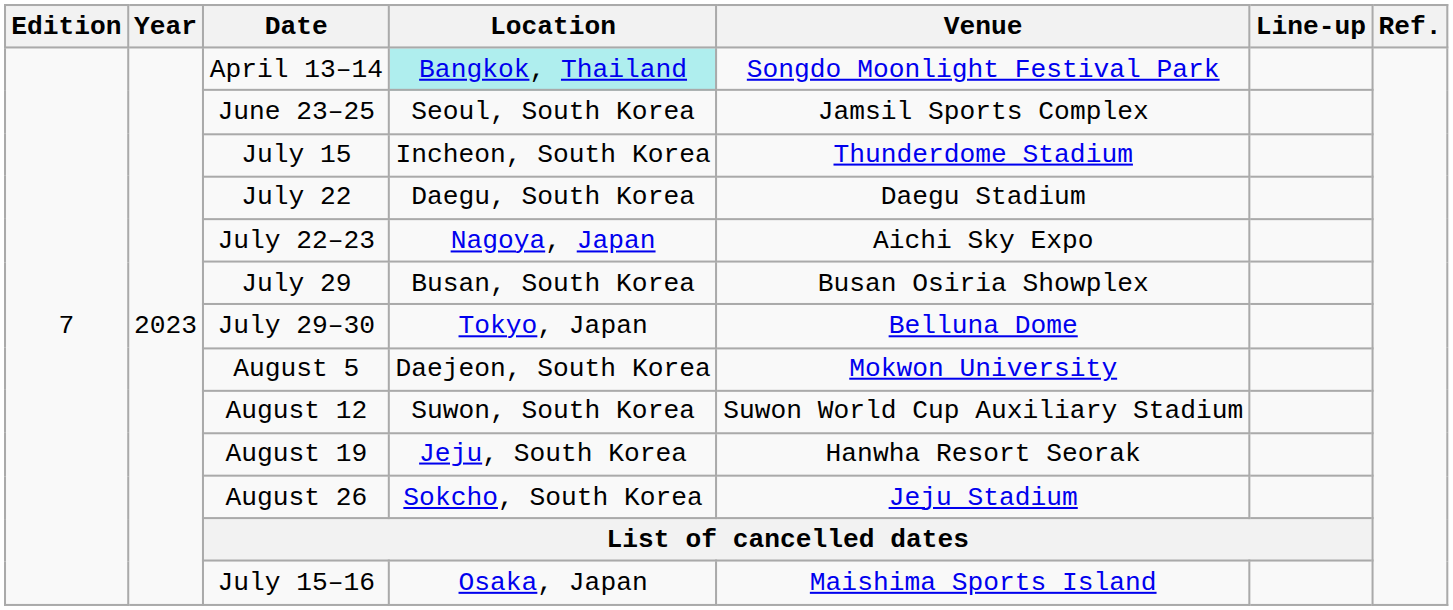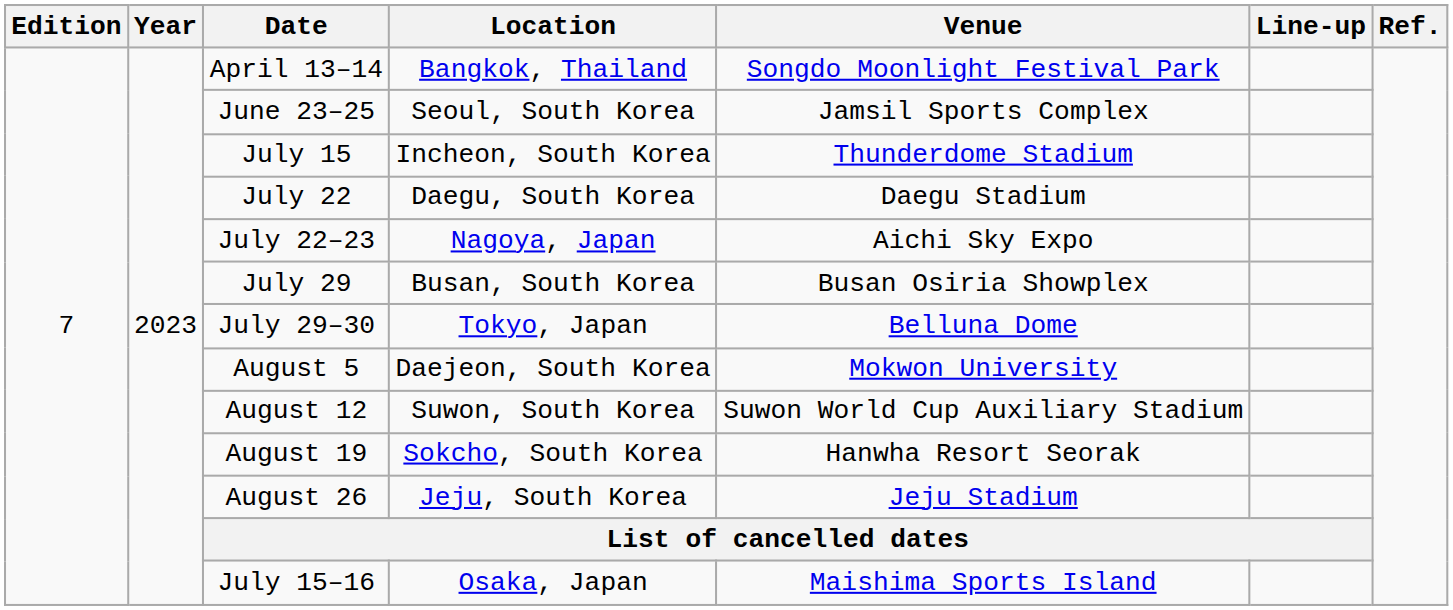(553, 69) paleturquoise background -> (553, 69) no background
(553, 454) Jeju, South Korea -> (553, 454) Sokcho, South Korea
(553, 497) Sokcho, South Korea -> (553, 497) Jeju, South Korea
